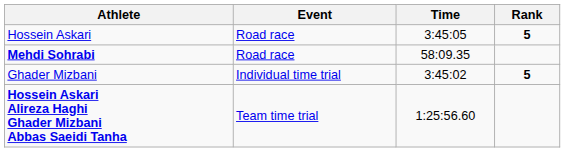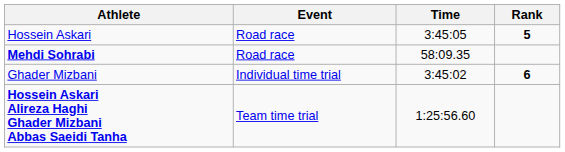(527, 75) 5 -> (527, 75) 6
